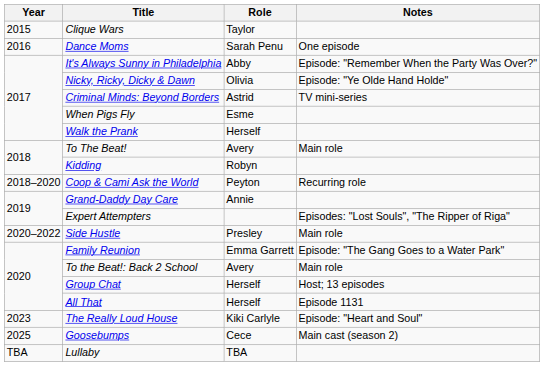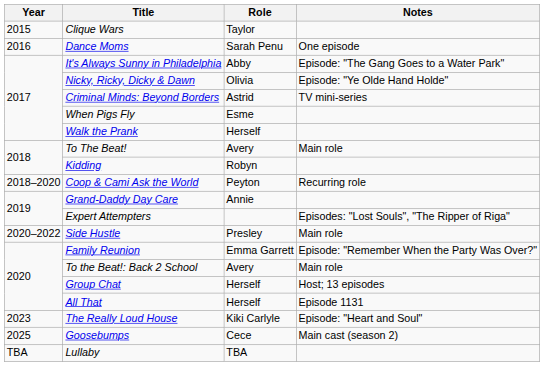(418, 64) Episode: "Remember When the Party Was Over?" -> (401, 64) Episode: "The Gang Goes to a Water Park"
(401, 251) Episode: "The Gang Goes to a Water Park" -> (418, 251) Episode: "Remember When the Party Was Over?"
